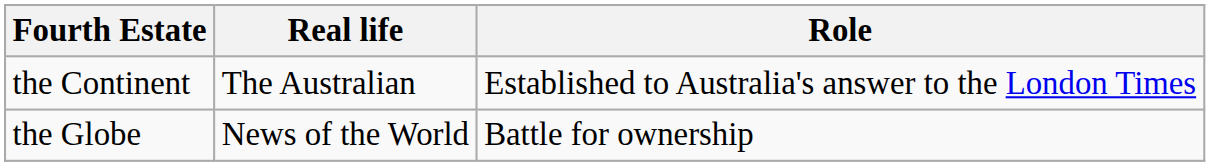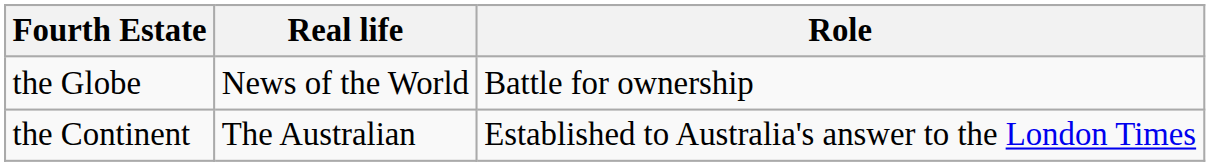rows swapped: (77, 134) <-> (101, 82)
